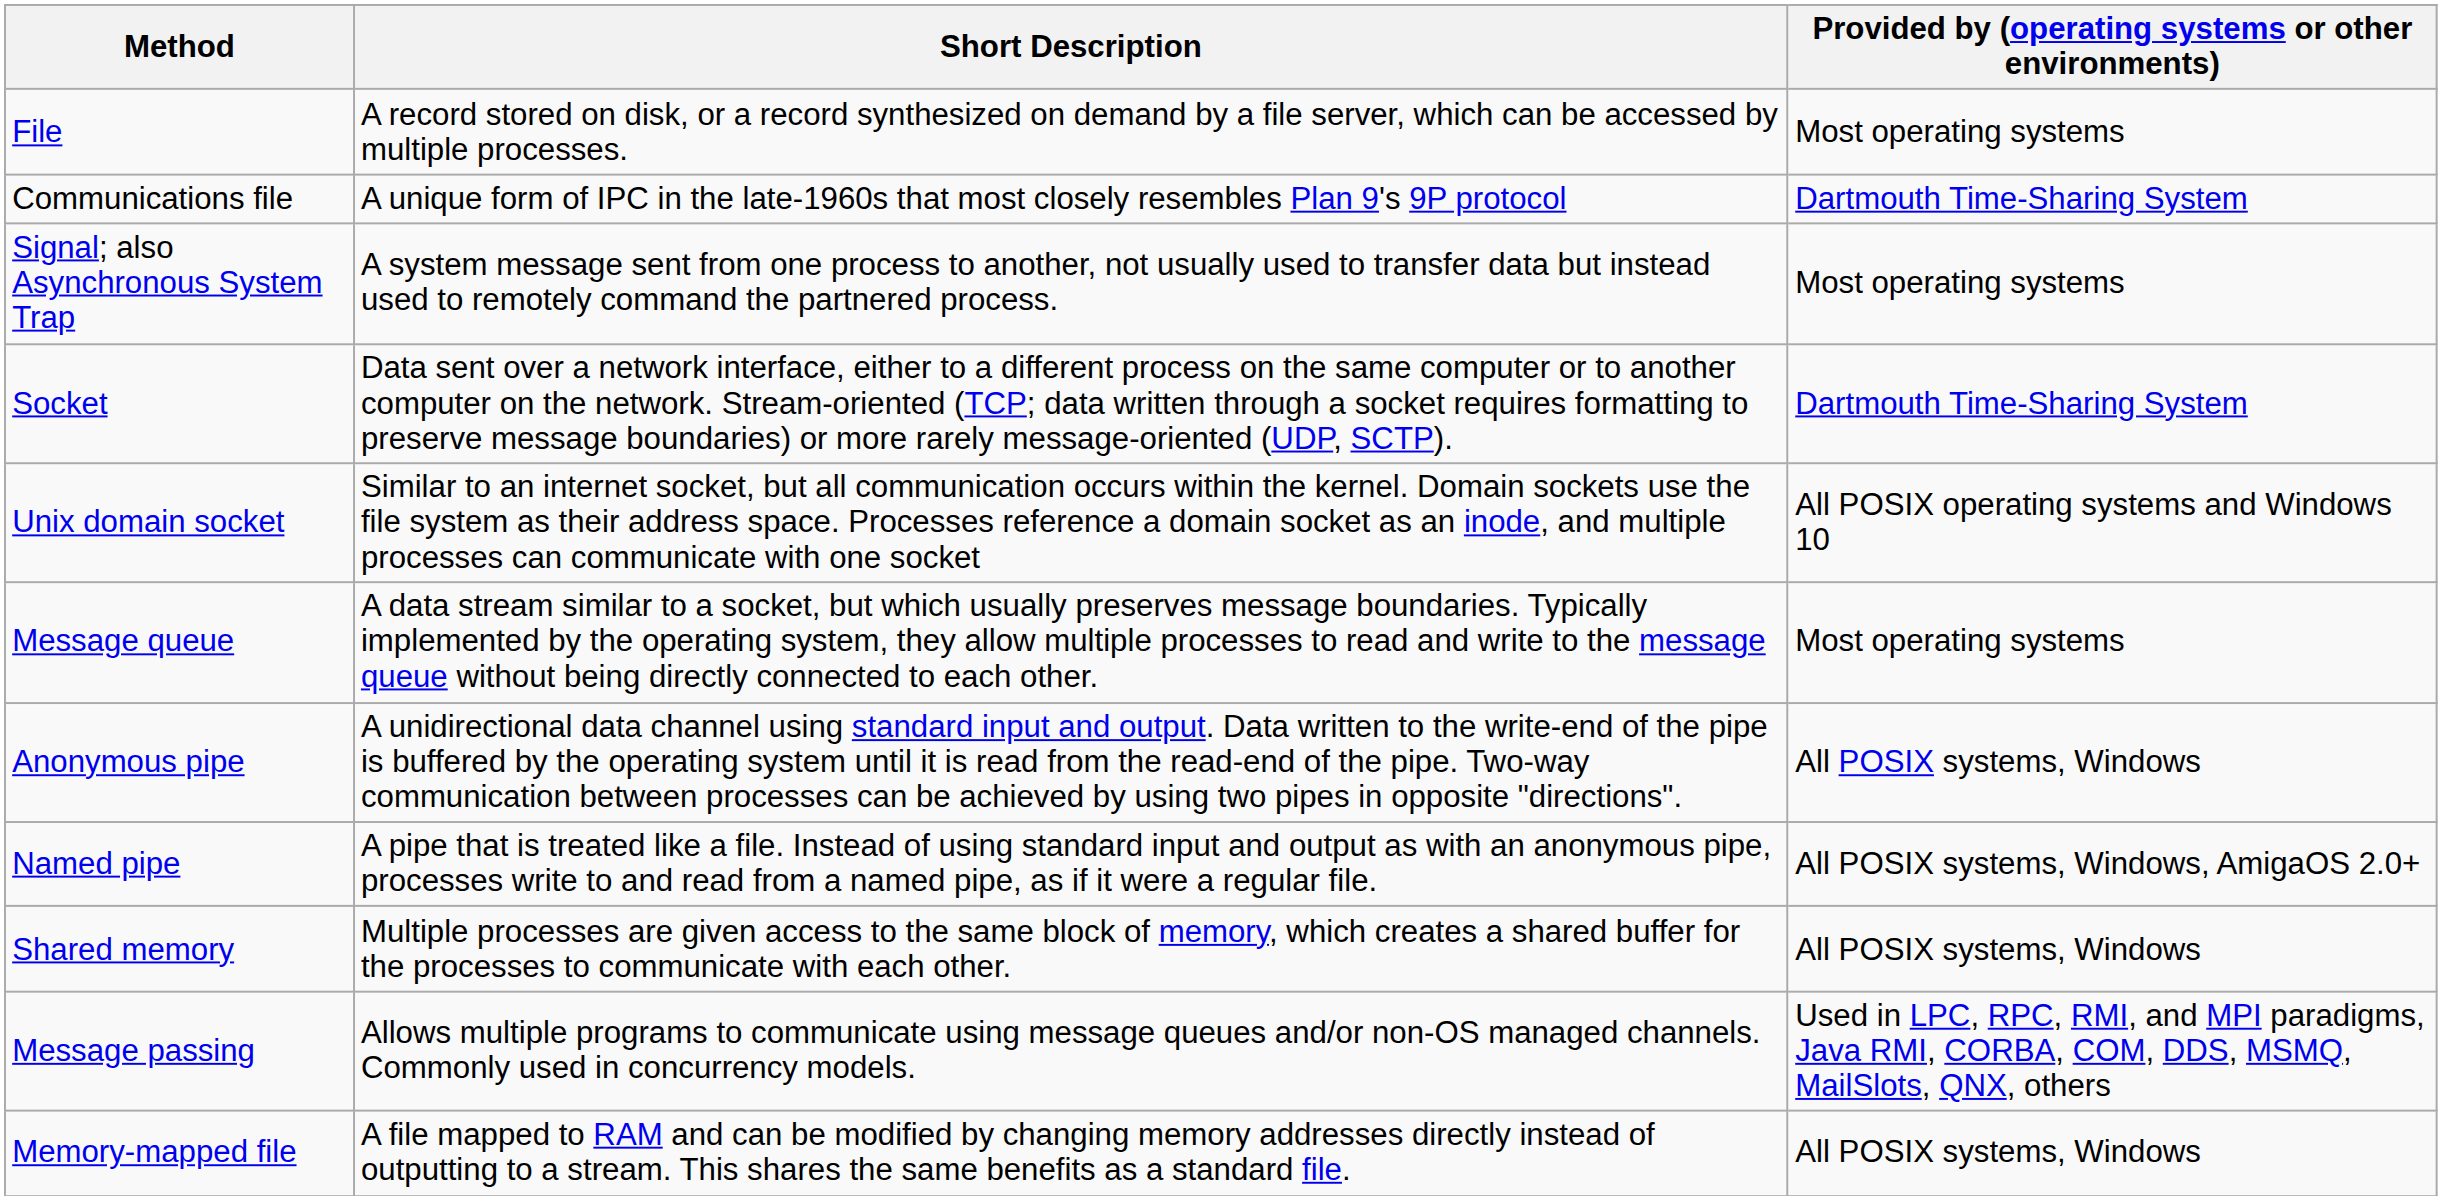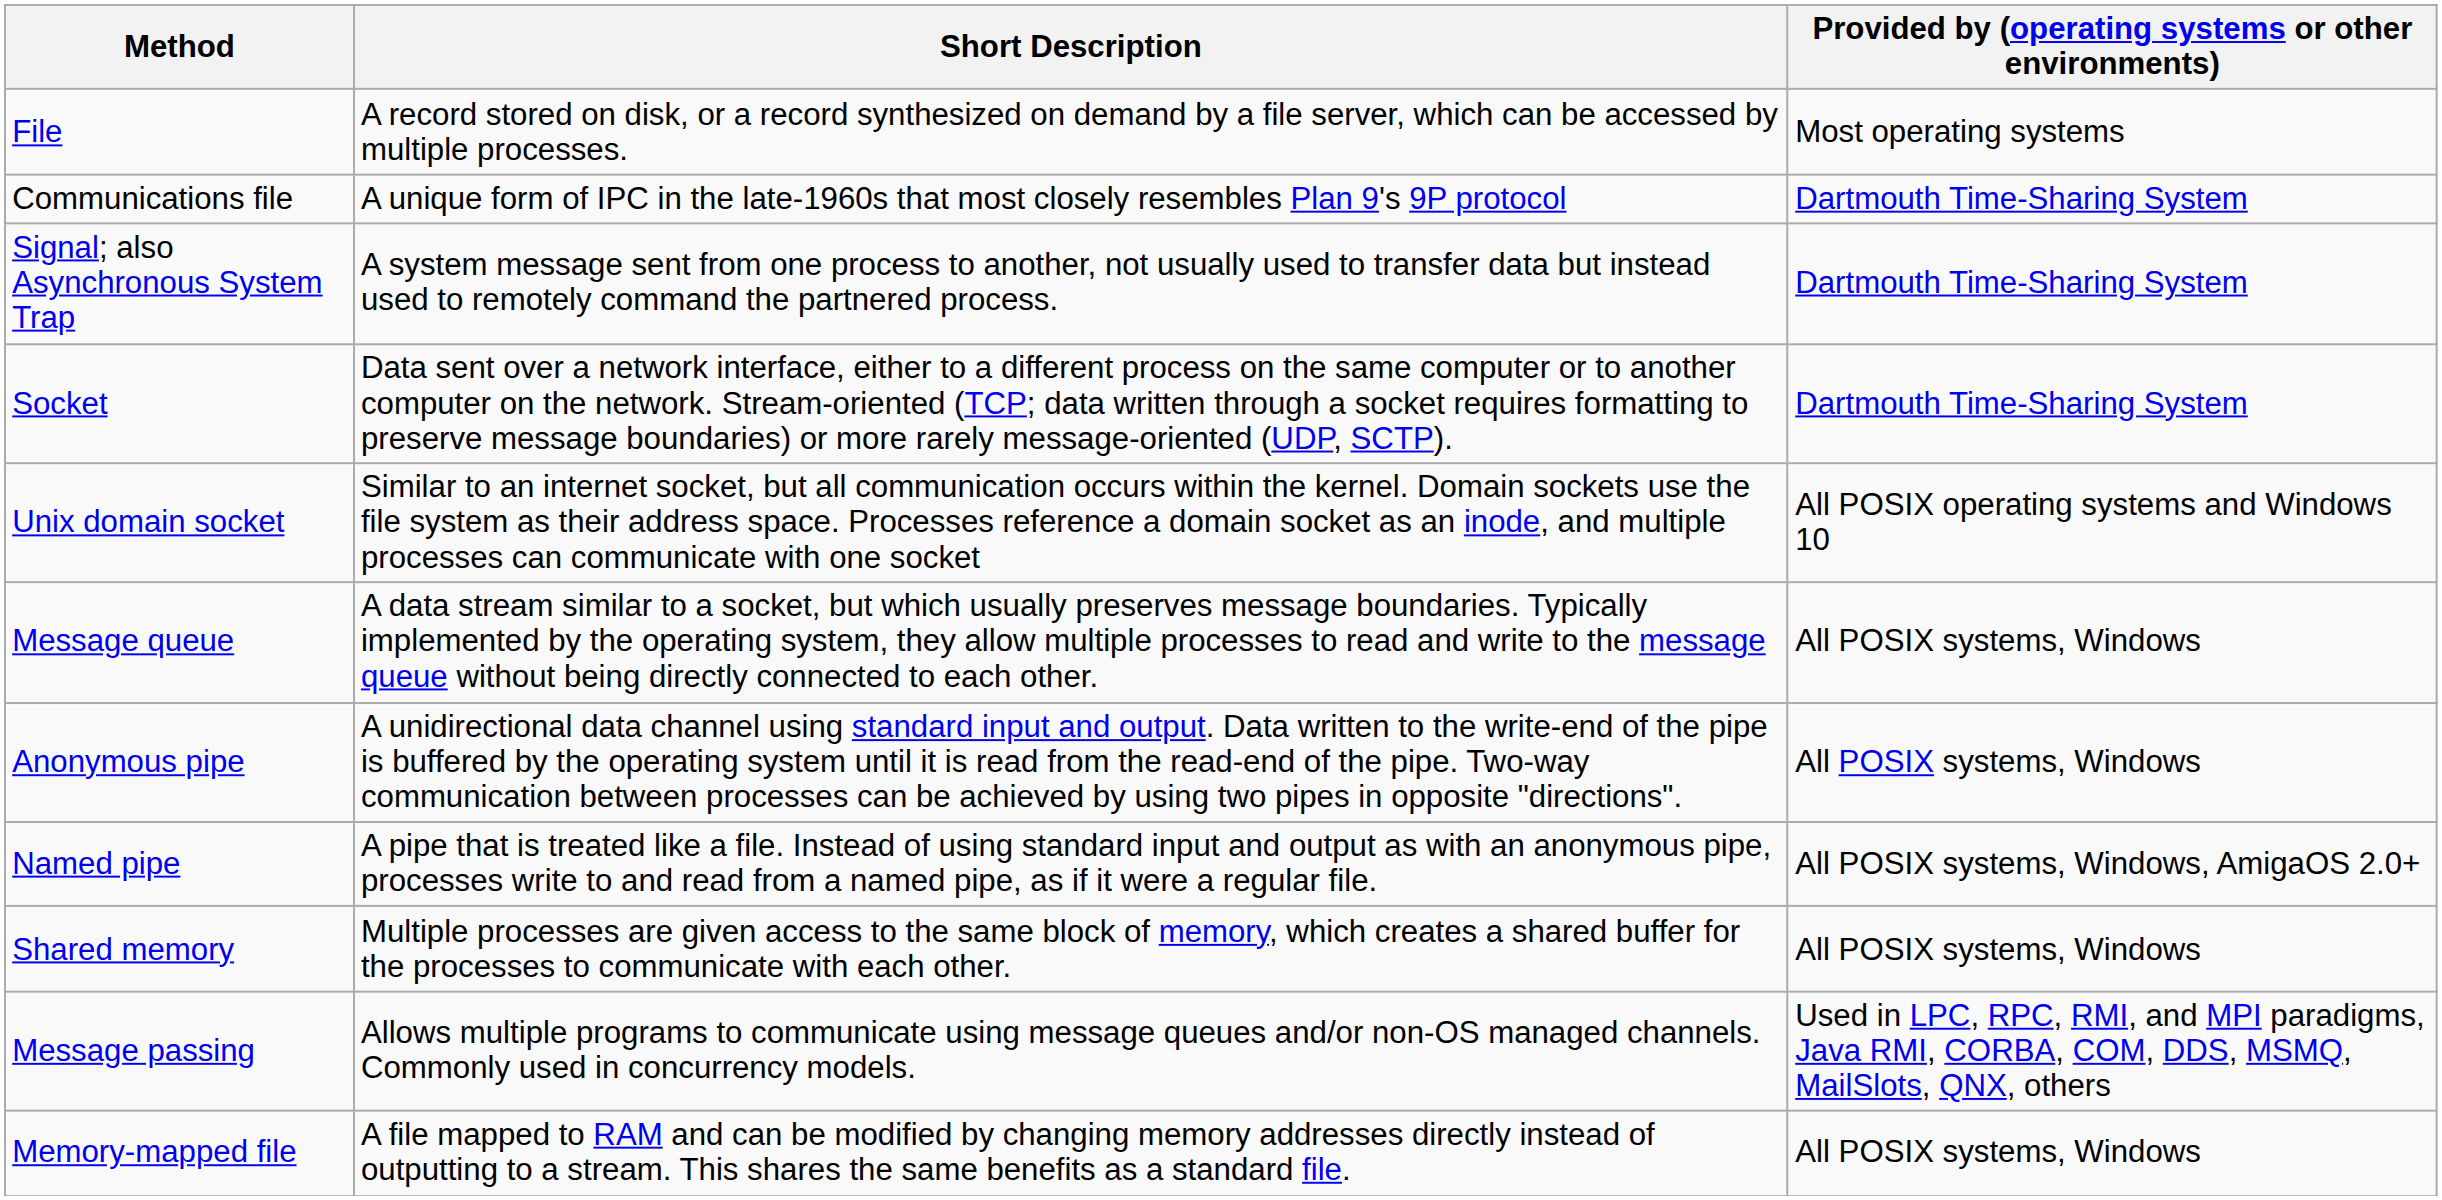(1960, 282) Most operating systems -> (2022, 282) Dartmouth Time-Sharing System
(1960, 642) Most operating systems -> (1998, 642) All POSIX systems, Windows
